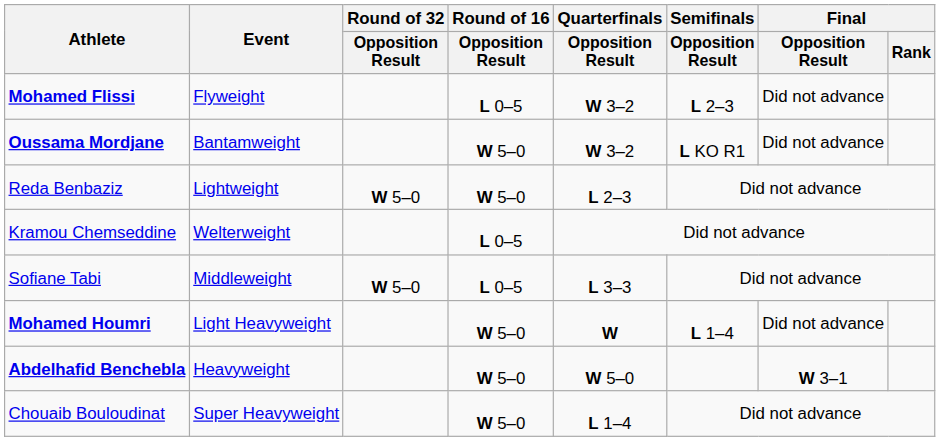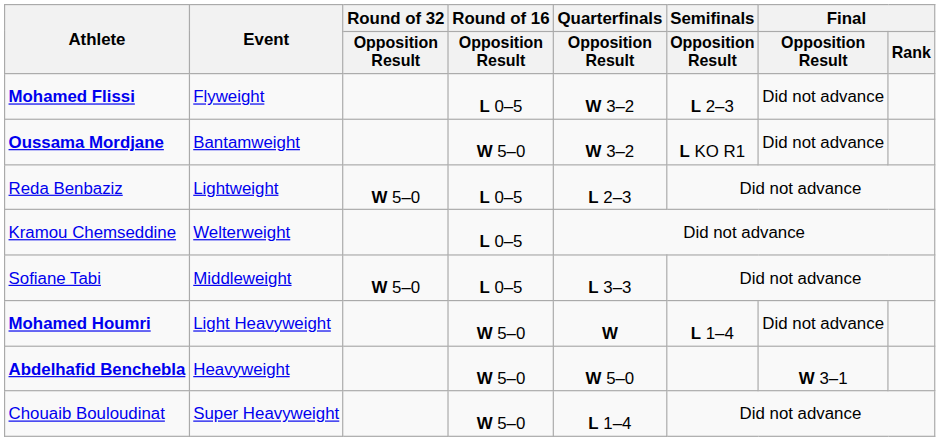(501, 197) W 5–0 -> (501, 197) L 0–5
